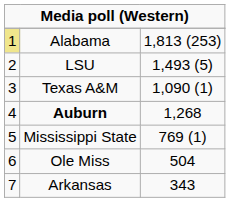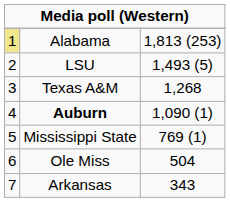(183, 88) 1,090 (1) -> (183, 88) 1,268
(183, 112) 1,268 -> (183, 112) 1,090 (1)
